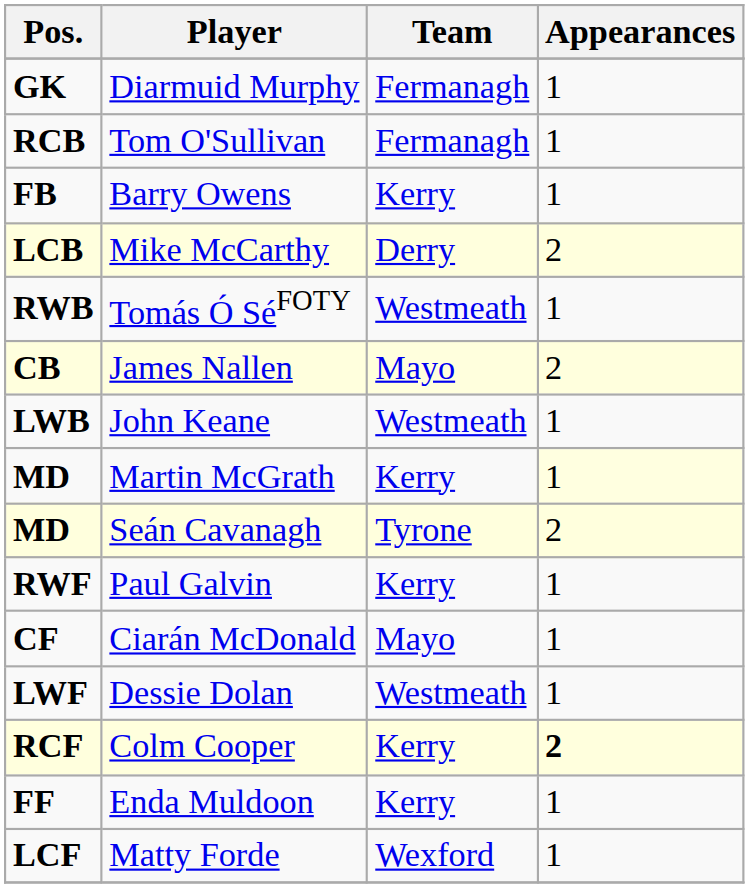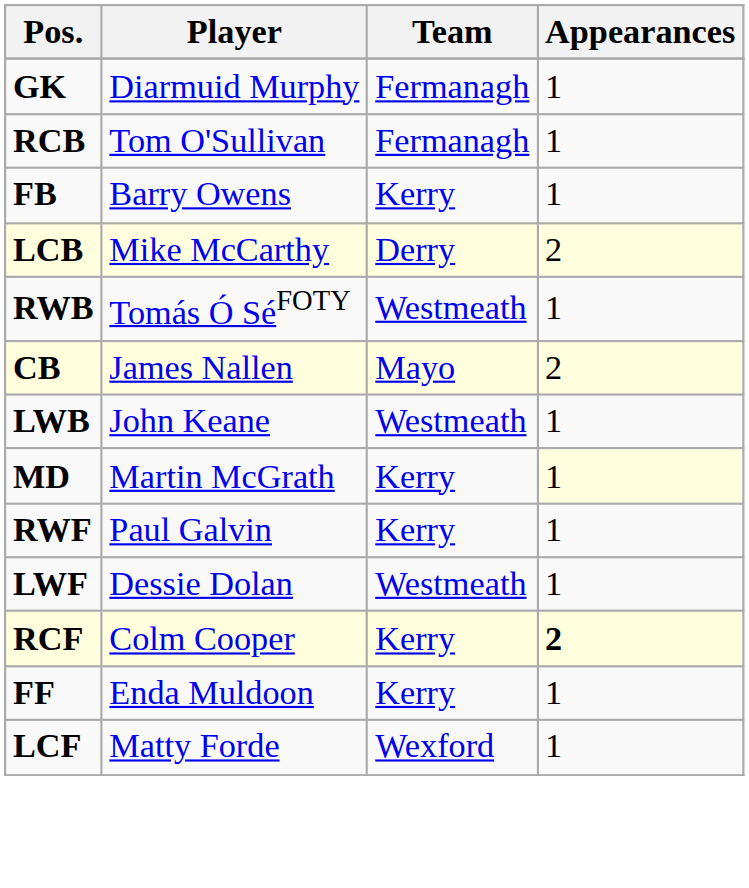- row: (215, 529)
- row: (232, 638)
